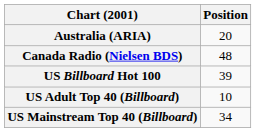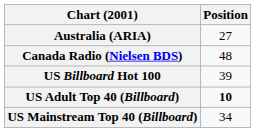(226, 35) 20 -> (226, 35) 27
(226, 96) normal -> (226, 96) bold
